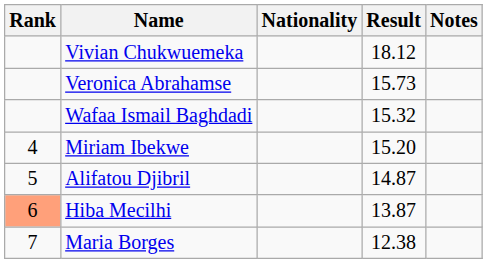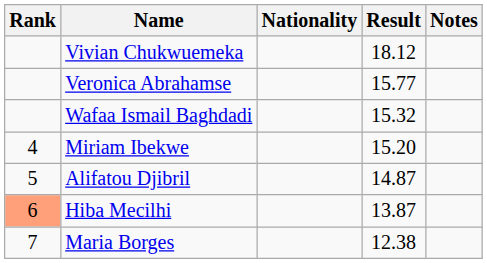(394, 83) 15.73 -> (394, 83) 15.77
